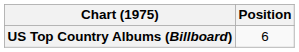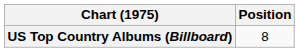(265, 36) 6 -> (265, 36) 8
